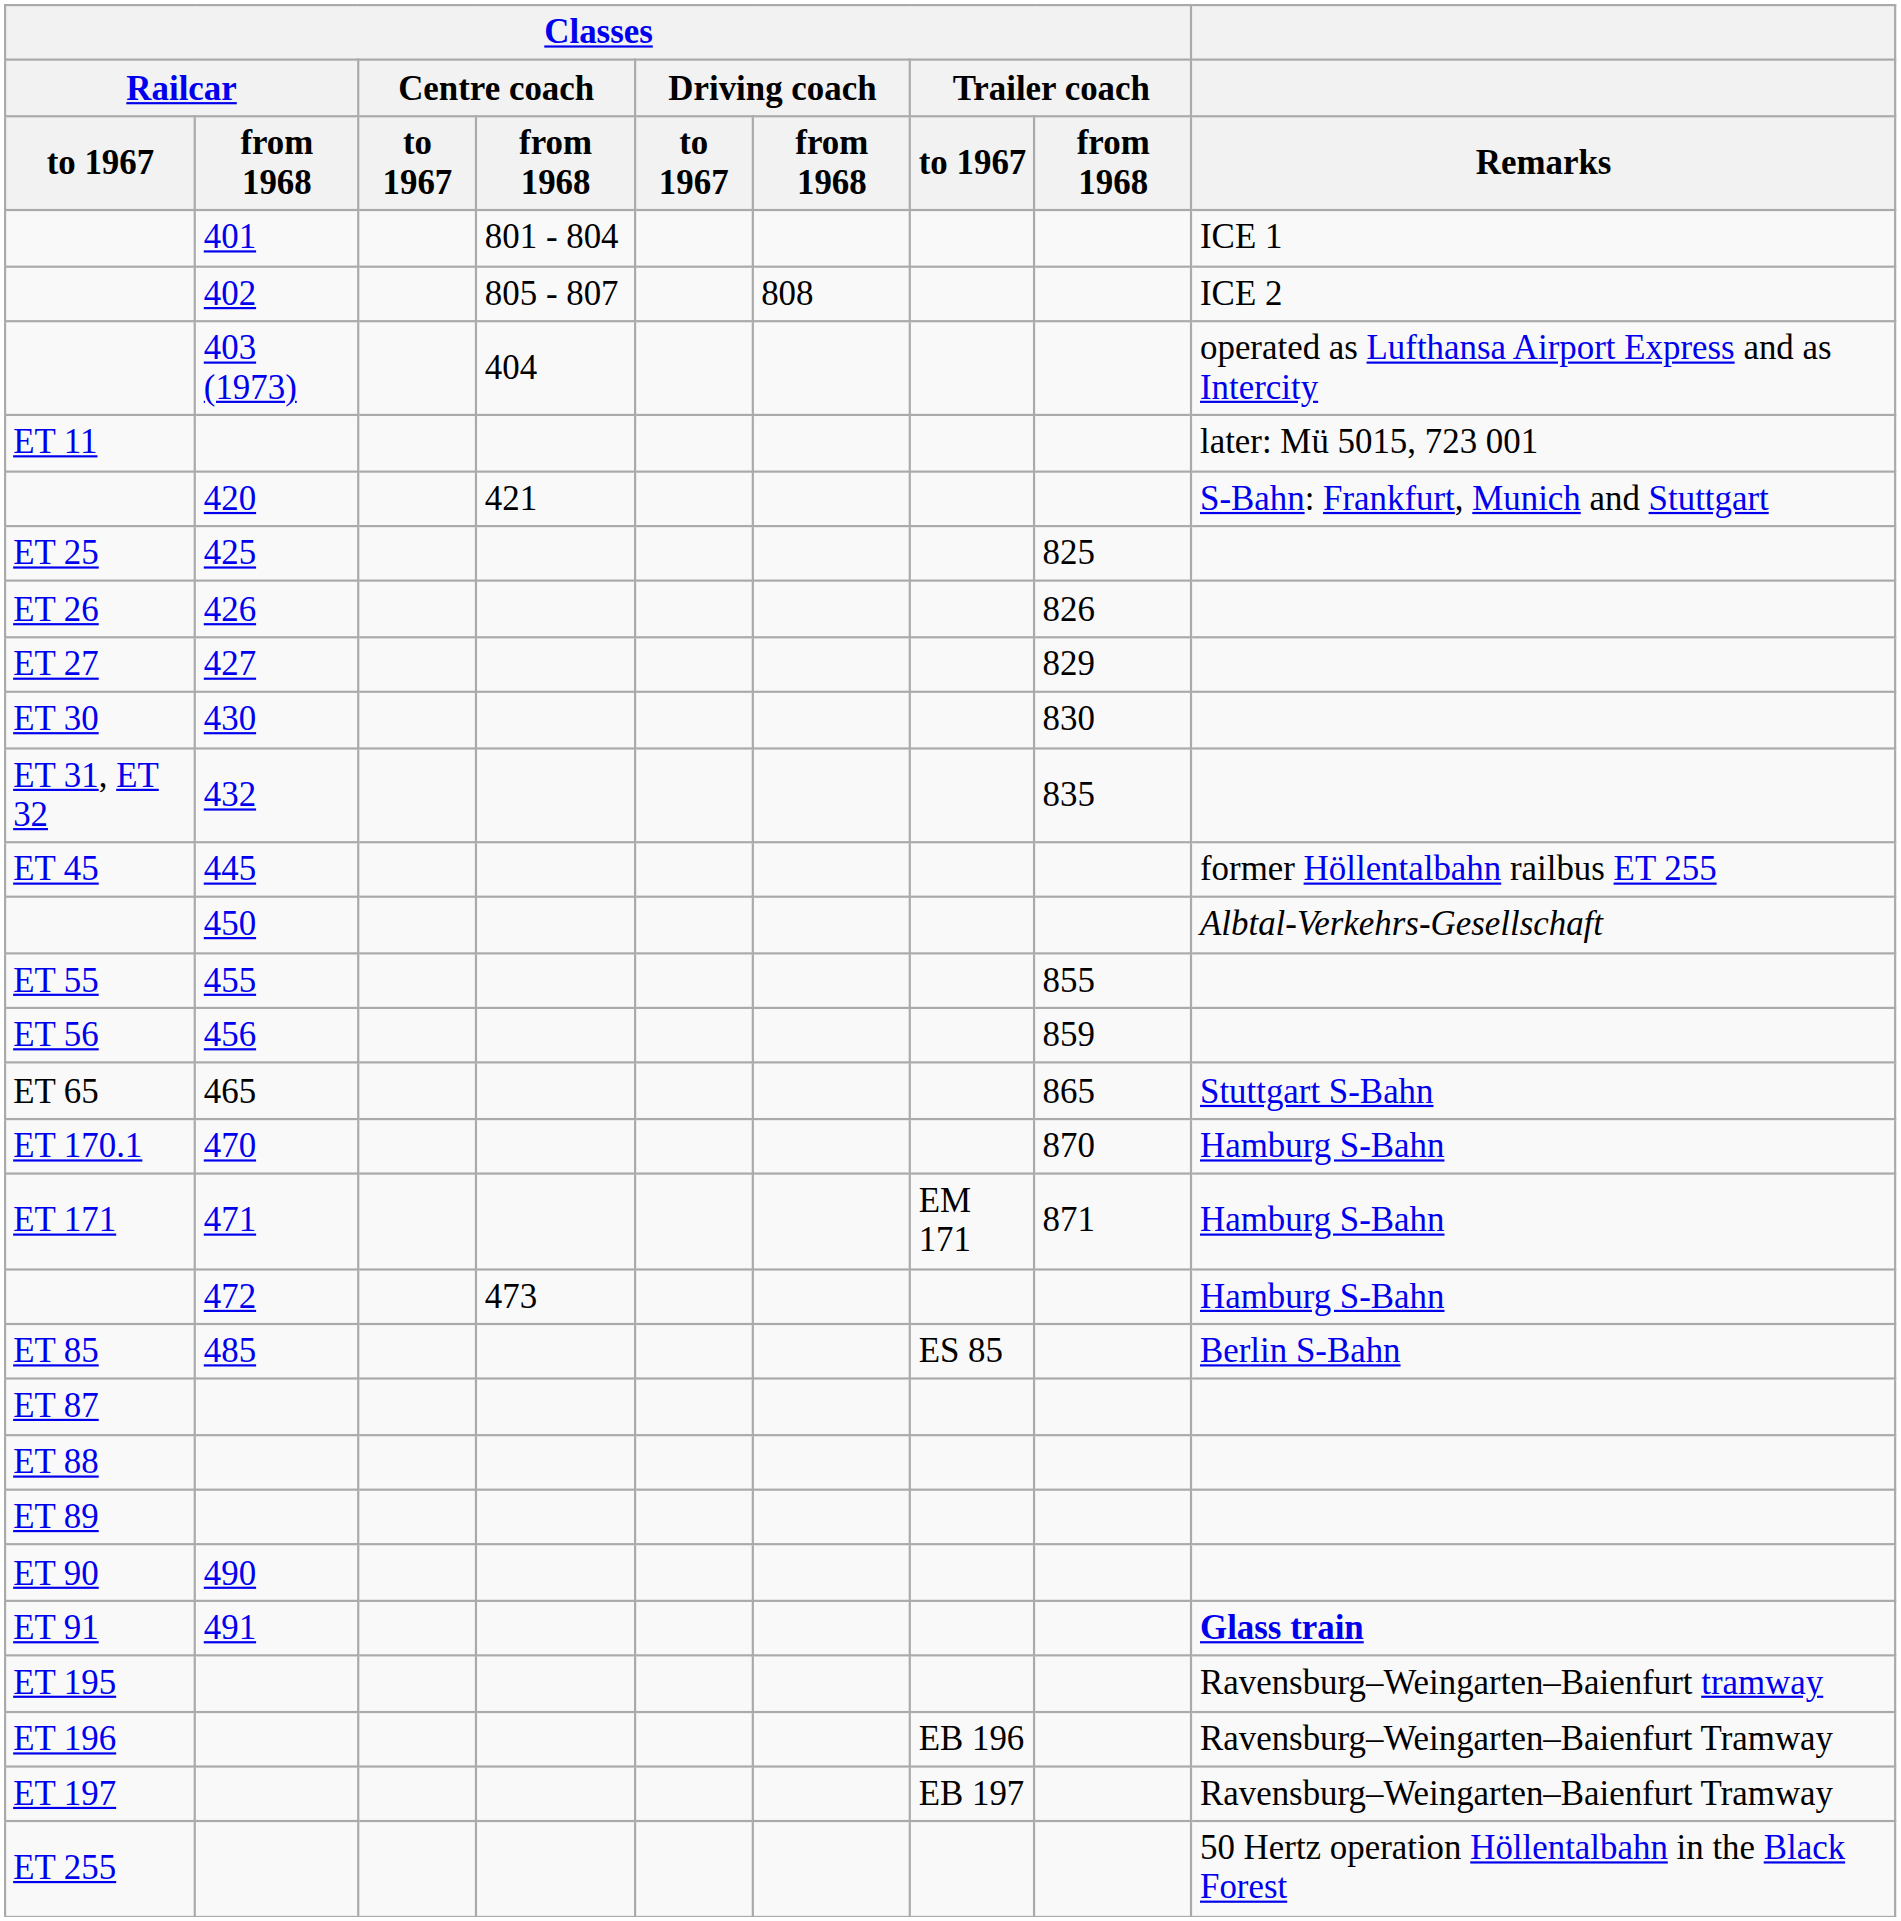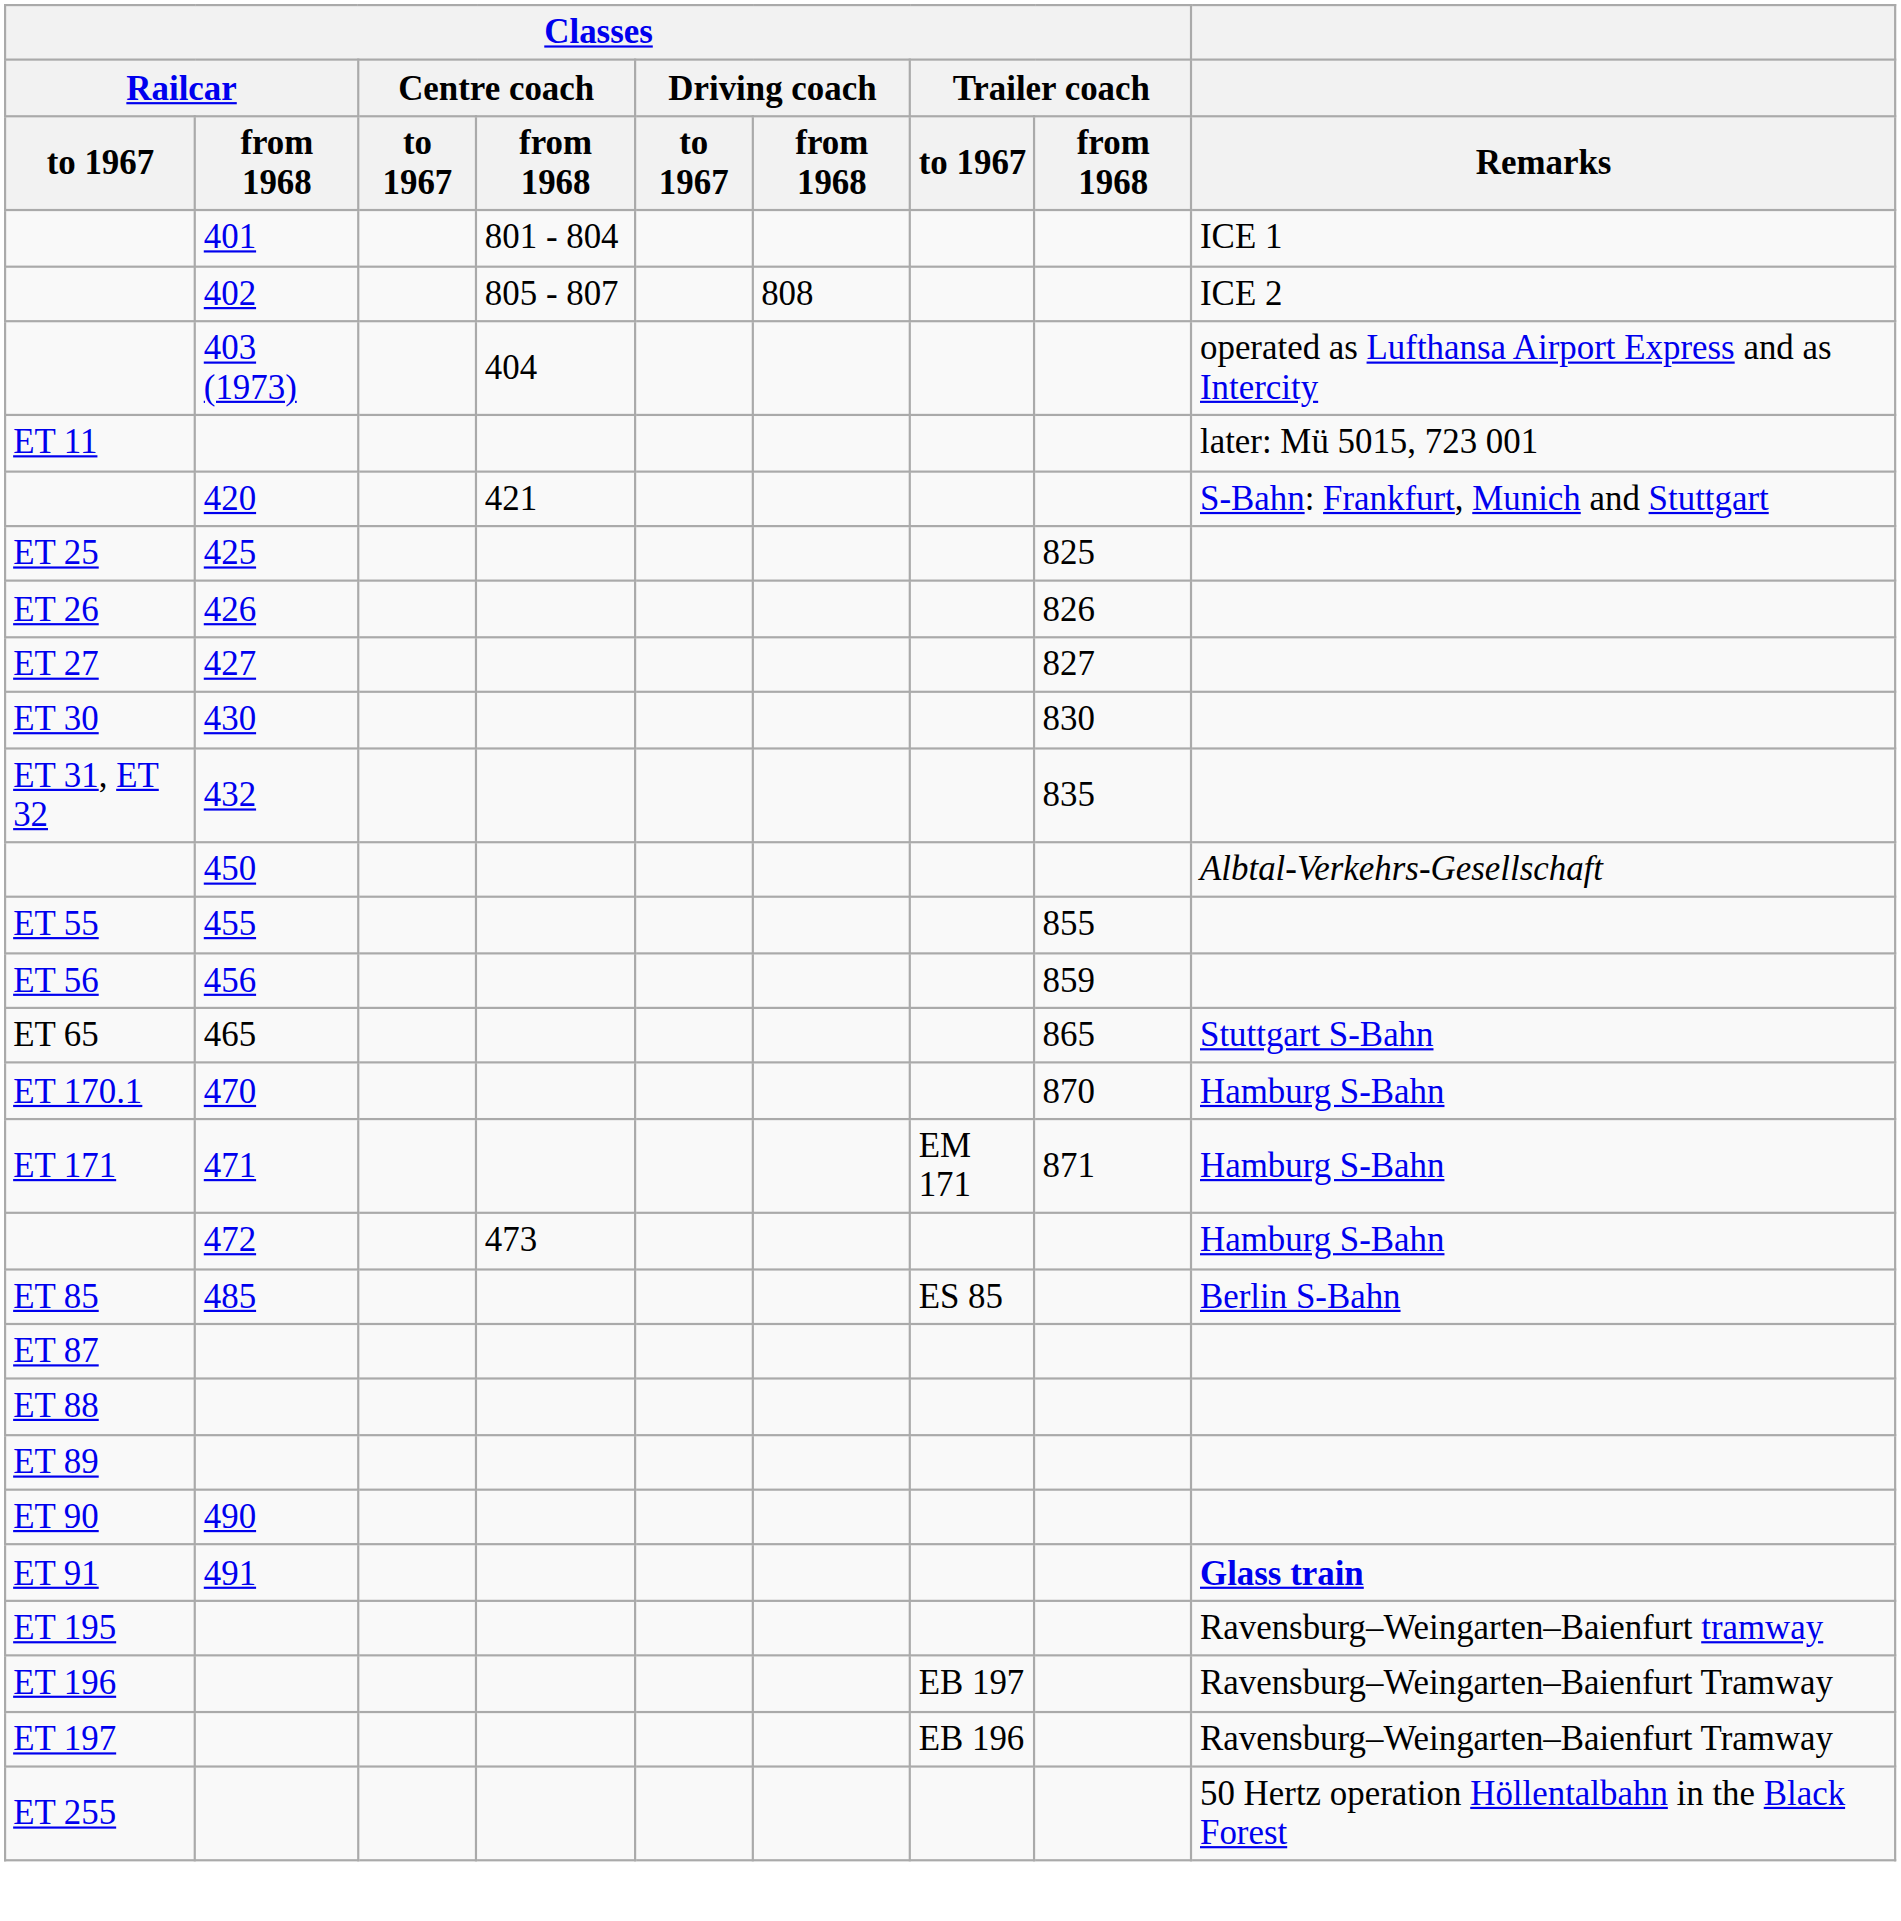(1069, 663) 829 -> (1069, 663) 827
- row: (56, 869)
(971, 1738) EB 196 -> (971, 1682) EB 197
(971, 1793) EB 197 -> (971, 1738) EB 196
